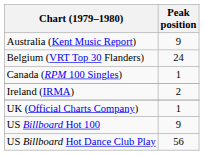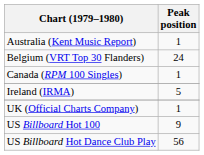(178, 41) 9 -> (178, 41) 1
(178, 91) 2 -> (178, 91) 5
